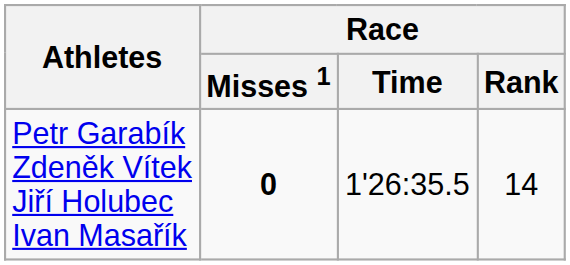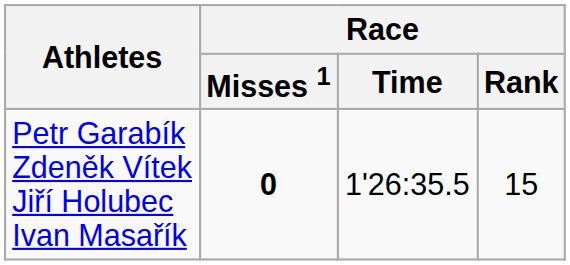(521, 185) 14 -> (521, 185) 15
